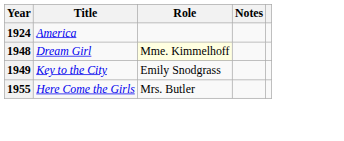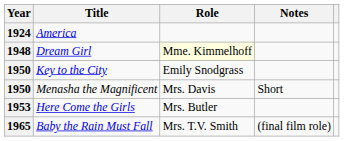(19, 70) 1949 -> (19, 70) 1950
+ row: (97, 88)
(19, 88) 1955 -> (19, 107) 1953
+ row: (94, 126)
